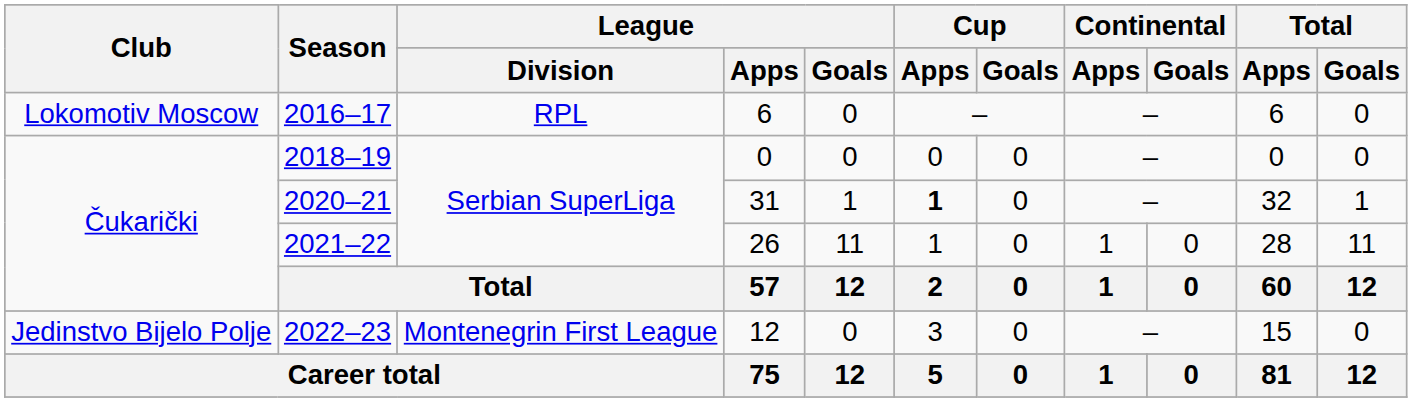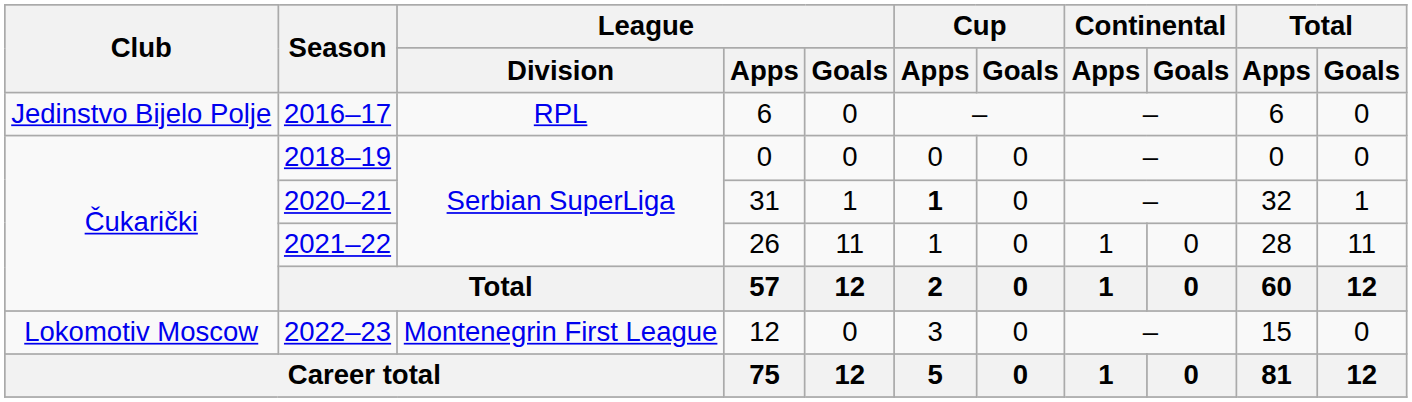(141, 113) Lokomotiv Moscow -> (141, 113) Jedinstvo Bijelo Polje
(141, 331) Jedinstvo Bijelo Polje -> (141, 331) Lokomotiv Moscow
